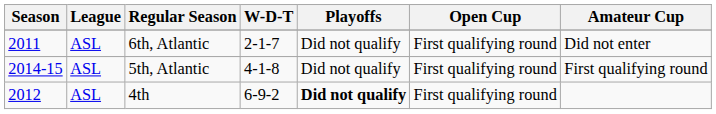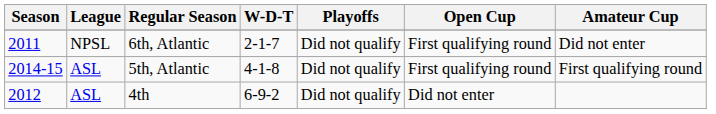(86, 43) ASL -> (90, 43) NPSL
(353, 95) bold -> (351, 95) normal
(485, 95) First qualifying round -> (451, 95) Did not enter
